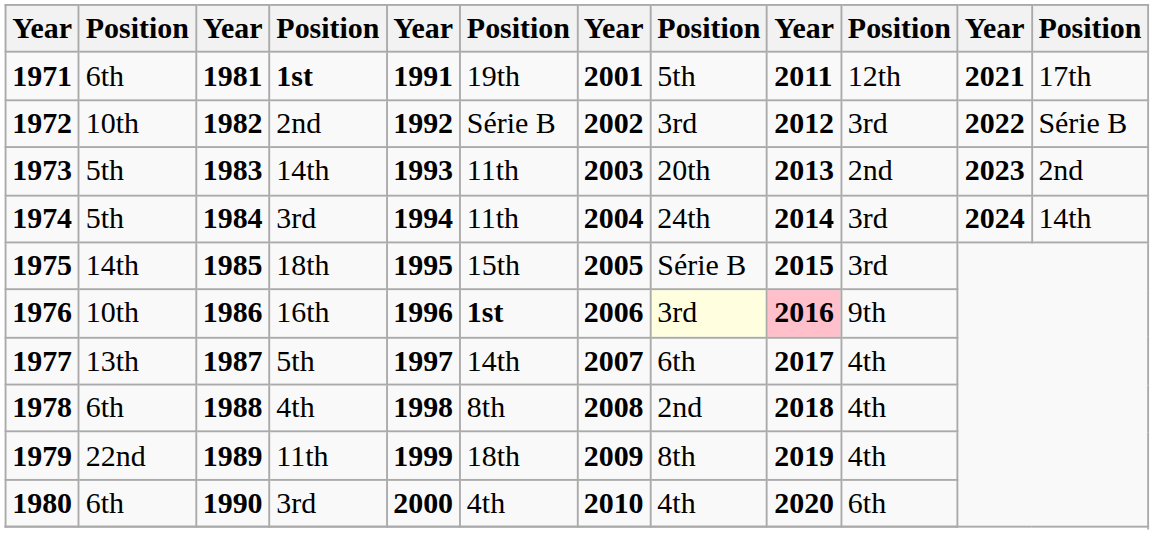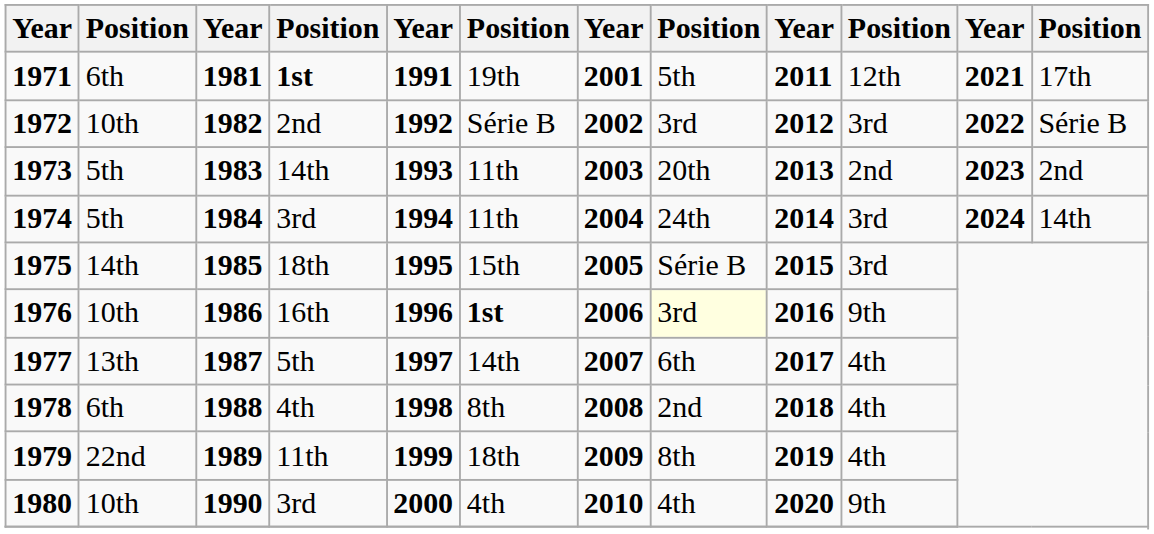(804, 312) pink background -> (804, 312) no background
(105, 502) 6th -> (112, 502) 10th
(867, 502) 6th -> (867, 502) 9th
